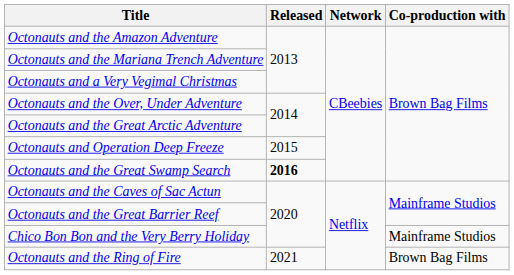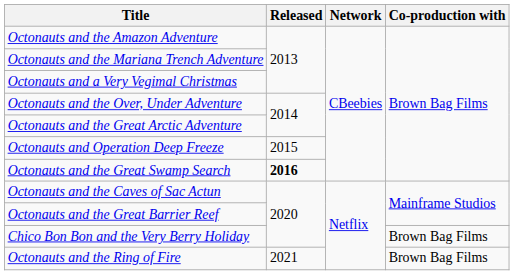(442, 236) Mainframe Studios -> (438, 236) Brown Bag Films
